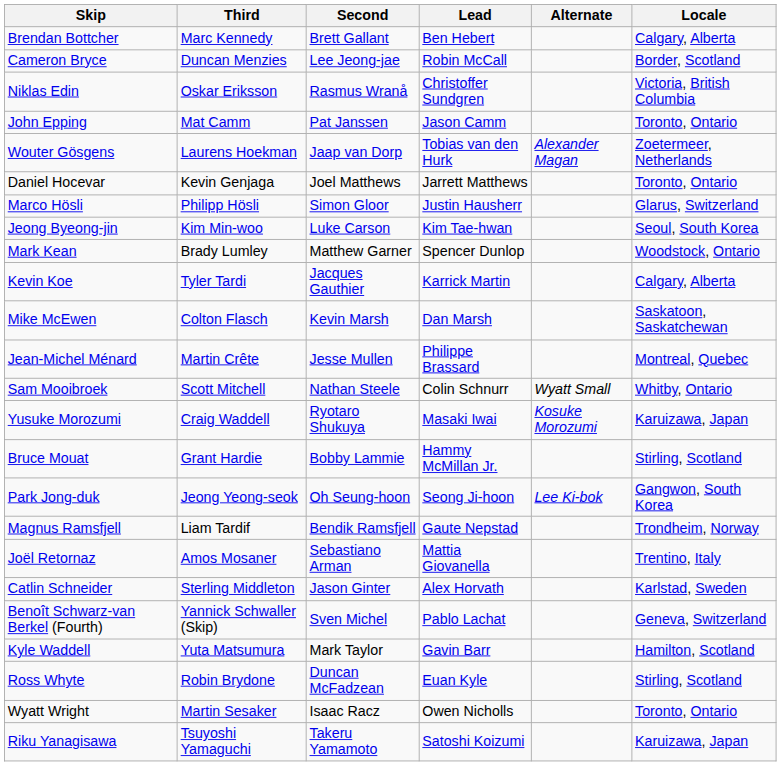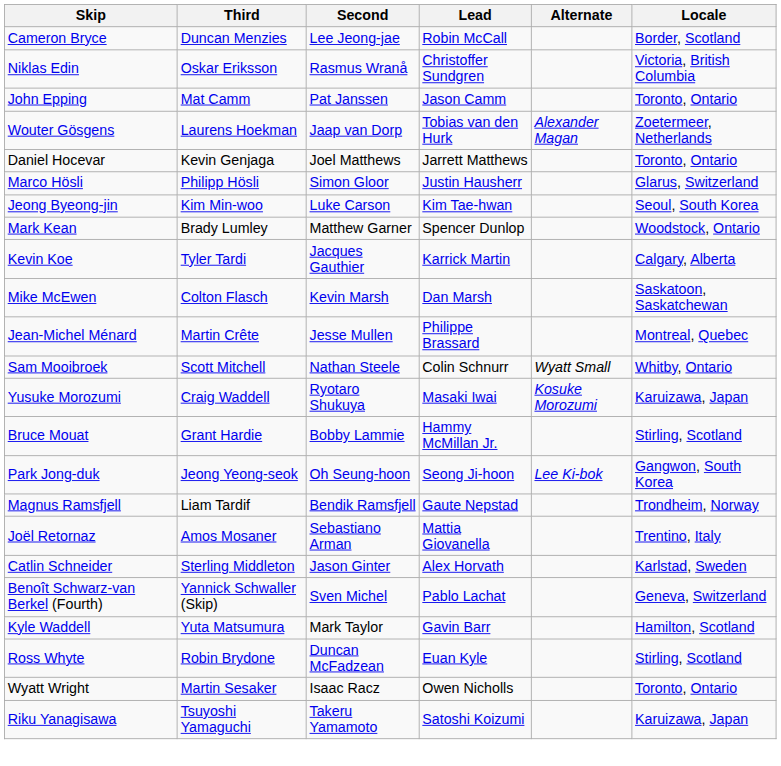- row: (63, 38)
